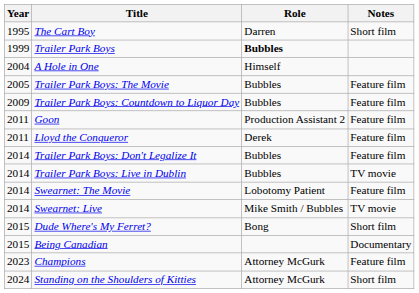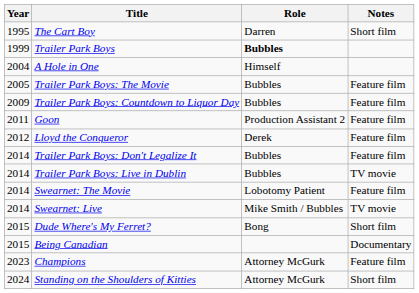(18, 137) 2011 -> (18, 137) 2012
